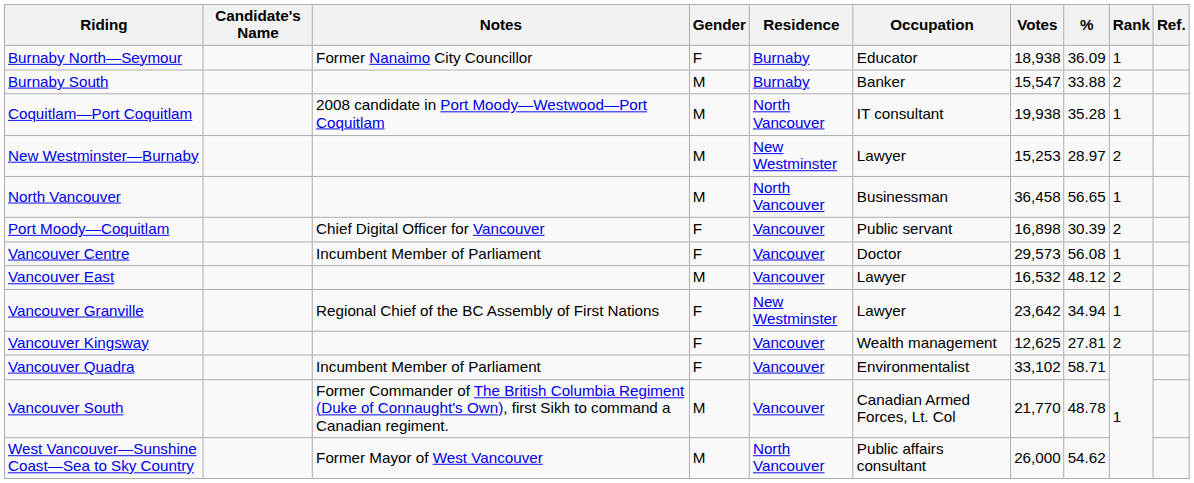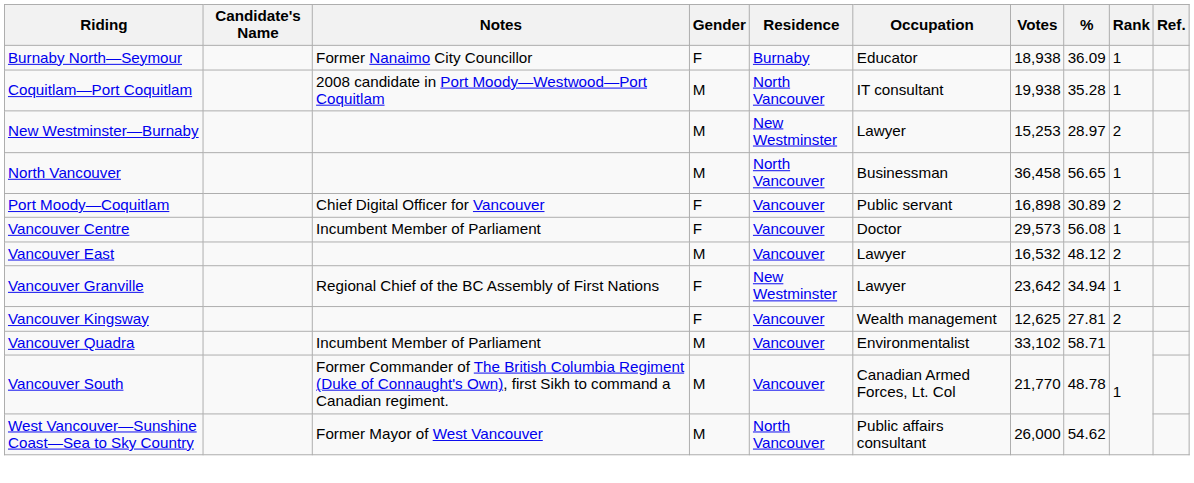- row: (58, 81)
(1087, 229) 30.39 -> (1087, 205) 30.89
(697, 367) F -> (699, 343) M
